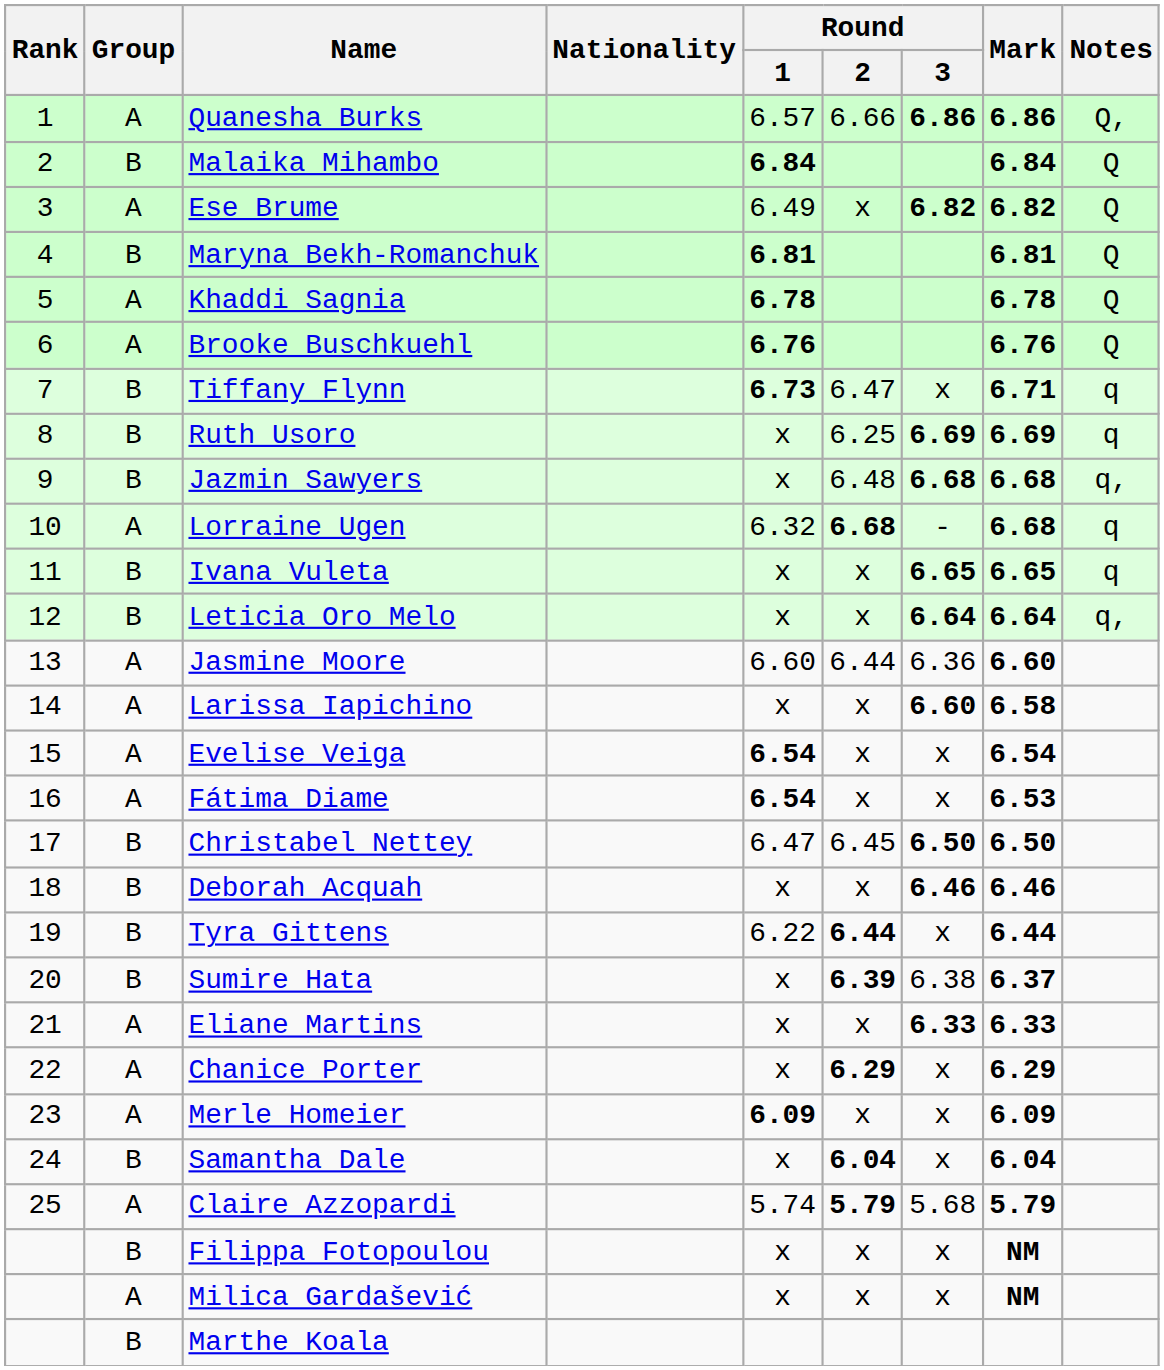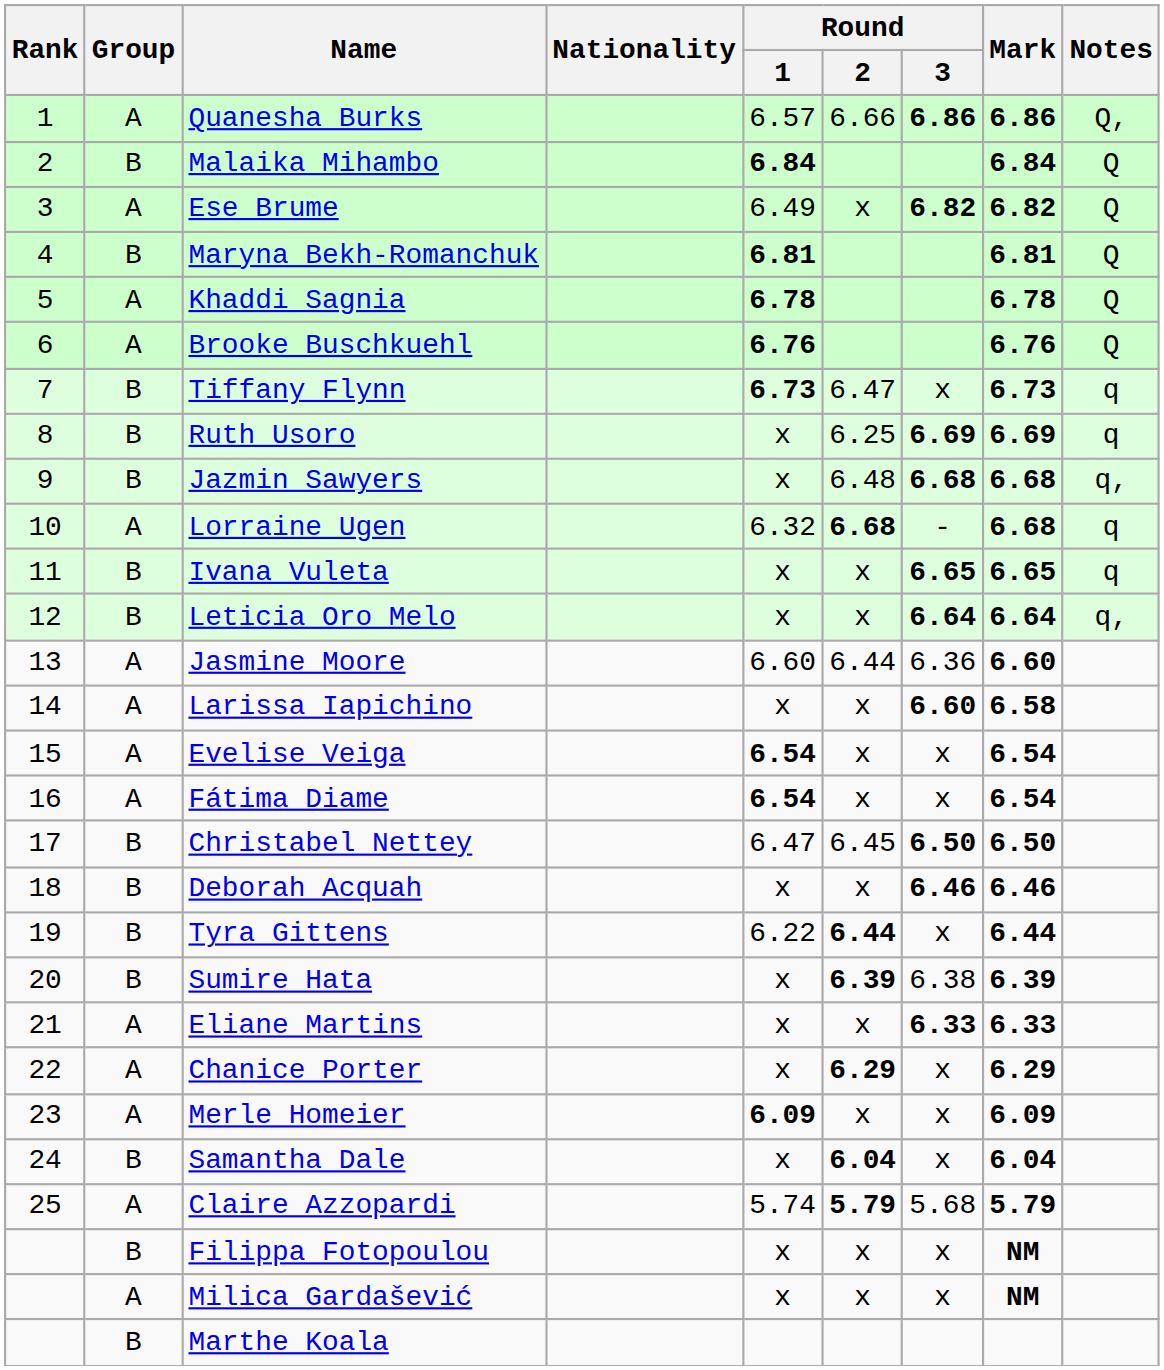(1023, 390) 6.71 -> (1023, 390) 6.73
(1023, 799) 6.53 -> (1023, 799) 6.54
(1023, 980) 6.37 -> (1023, 980) 6.39
